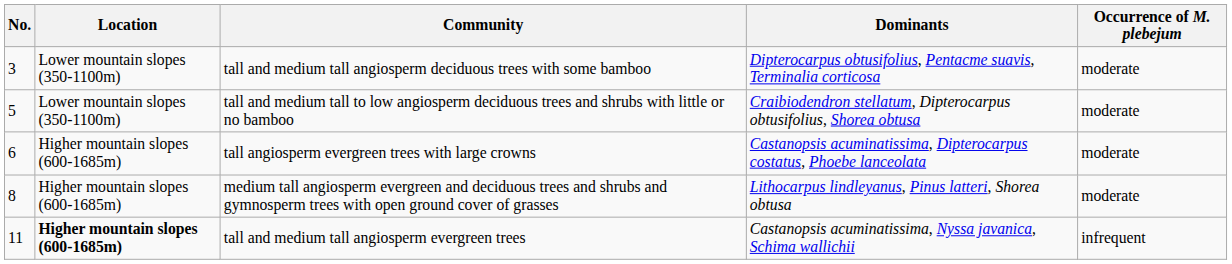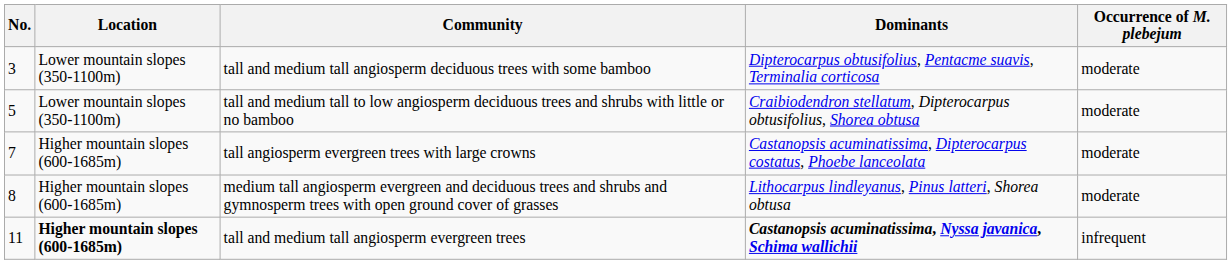(12, 153) 6 -> (12, 153) 7
(893, 238) normal -> (895, 238) bold
